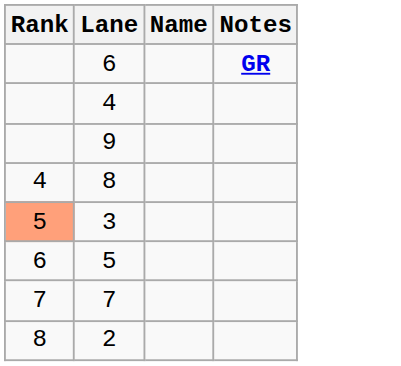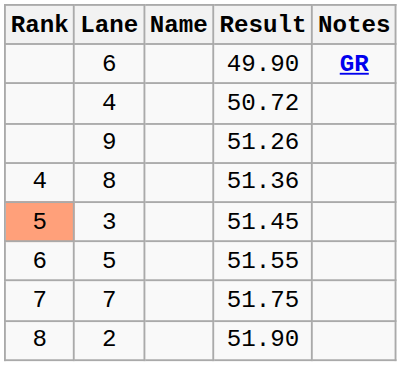+ column: (263, 25)
